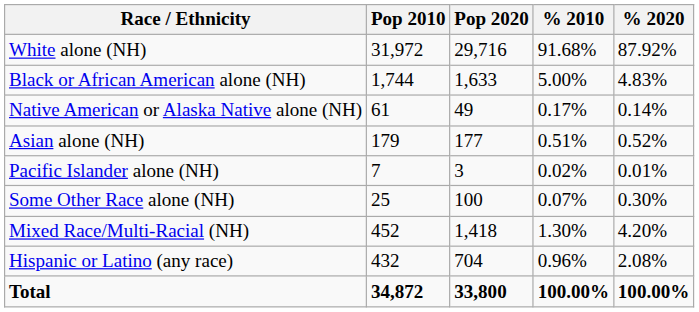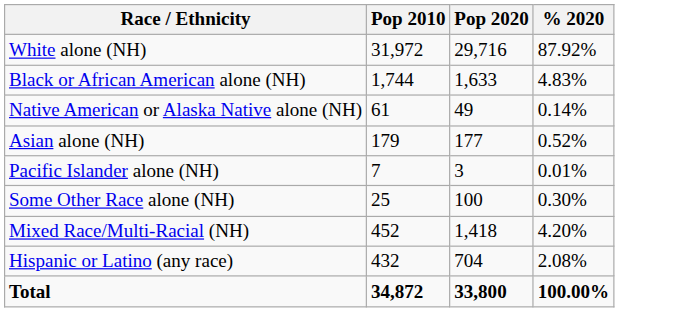- column: (573, 19)
